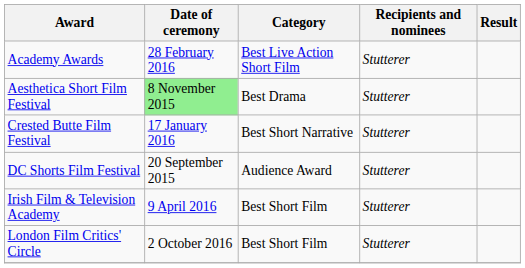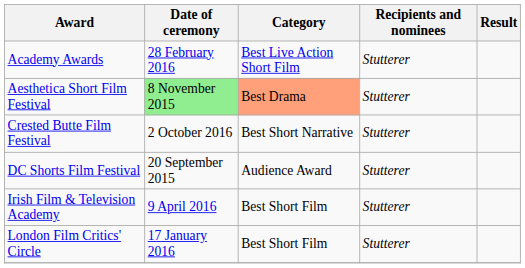(274, 96) no background -> (274, 96) lightsalmon background
(177, 133) 17 January 2016 -> (190, 133) 2 October 2016
(190, 244) 2 October 2016 -> (177, 244) 17 January 2016
